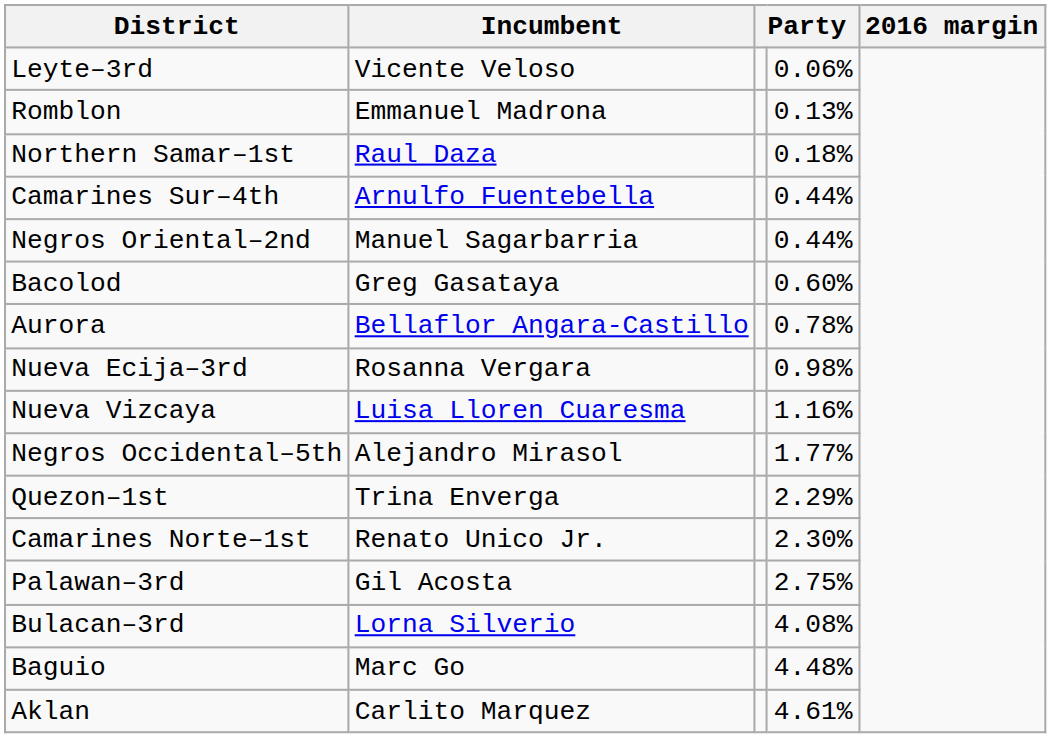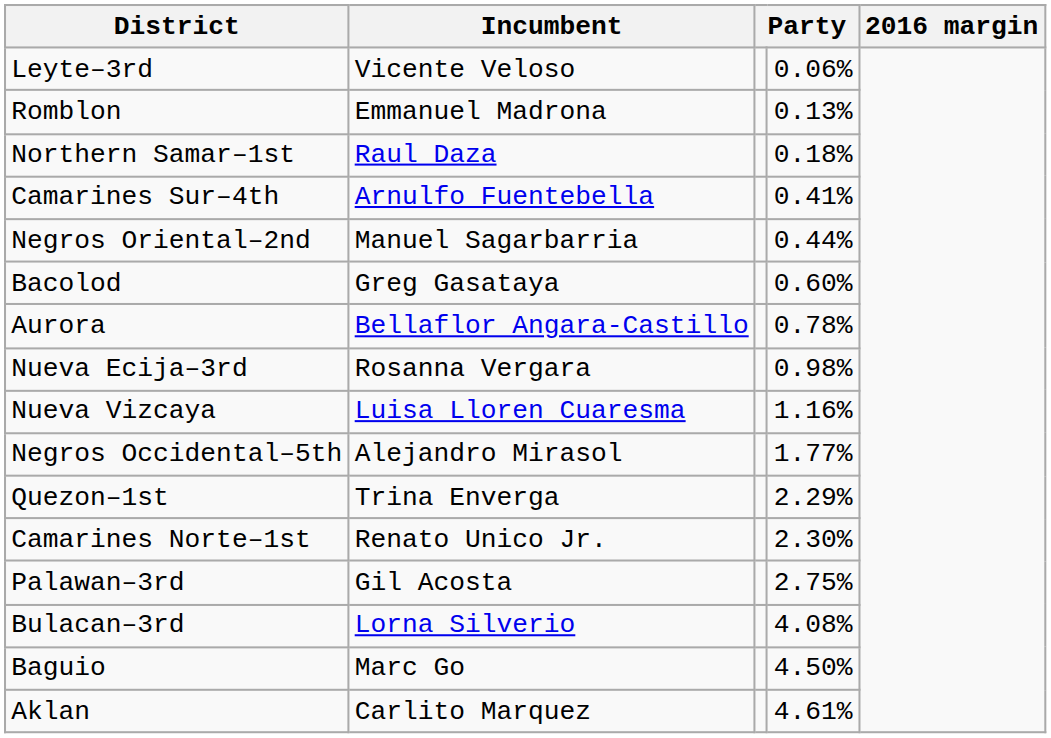(813, 198) 0.44% -> (813, 198) 0.41%
(813, 668) 4.48% -> (813, 668) 4.50%
